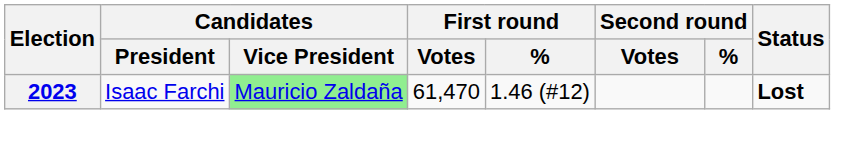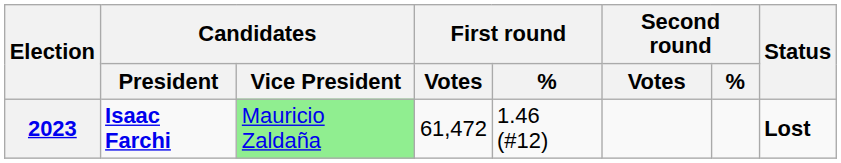(165, 91) normal -> (138, 128) bold
(446, 91) 61,470 -> (453, 128) 61,472
